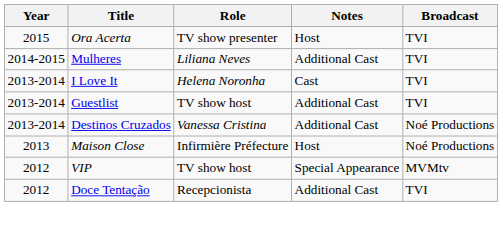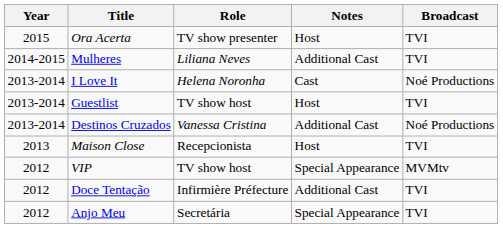(417, 81) TVI -> (450, 81) Noé Productions
(336, 103) Additional Cast -> (307, 103) Host
(233, 146) Infirmière Préfecture -> (214, 146) Recepcionista
(450, 146) Noé Productions -> (417, 146) TVI
(214, 190) Recepcionista -> (233, 190) Infirmière Préfecture
+ row: (98, 212)
